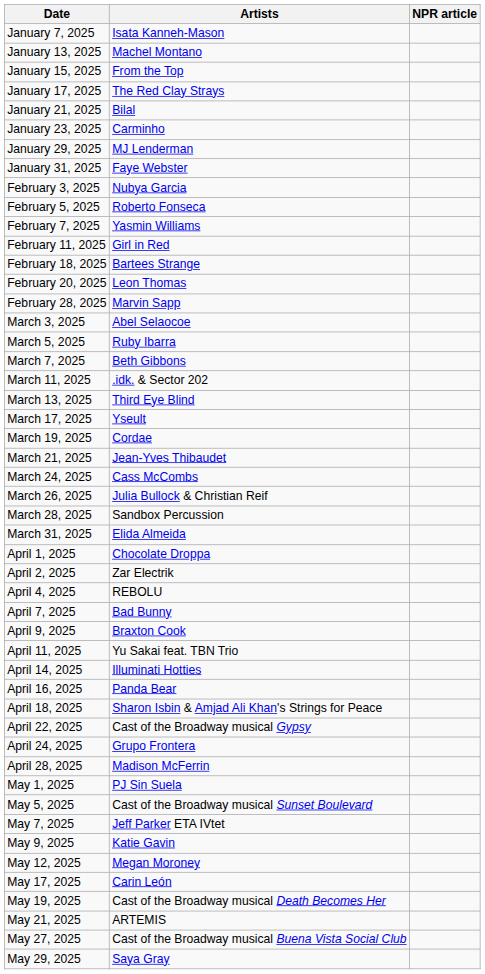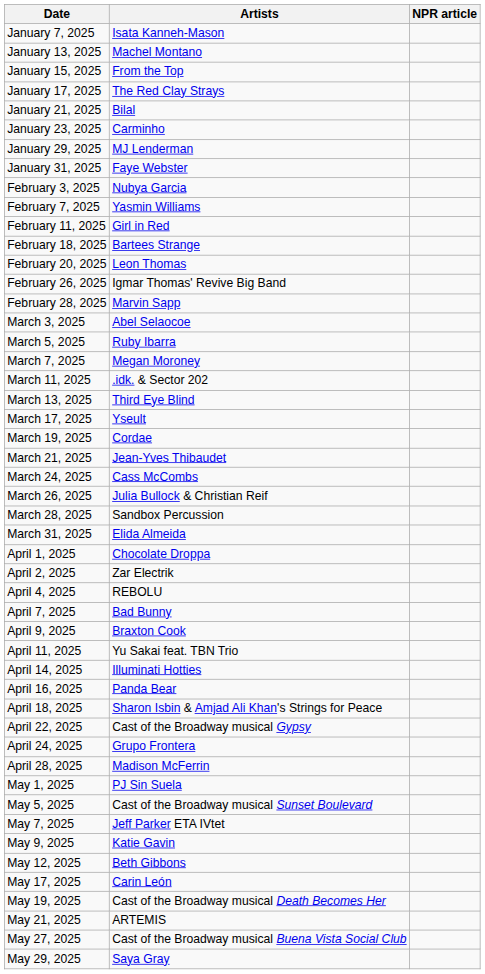- row: (53, 206)
+ row: (57, 284)
(149, 361) Beth Gibbons -> (156, 361) Megan Moroney
(156, 862) Megan Moroney -> (149, 862) Beth Gibbons
